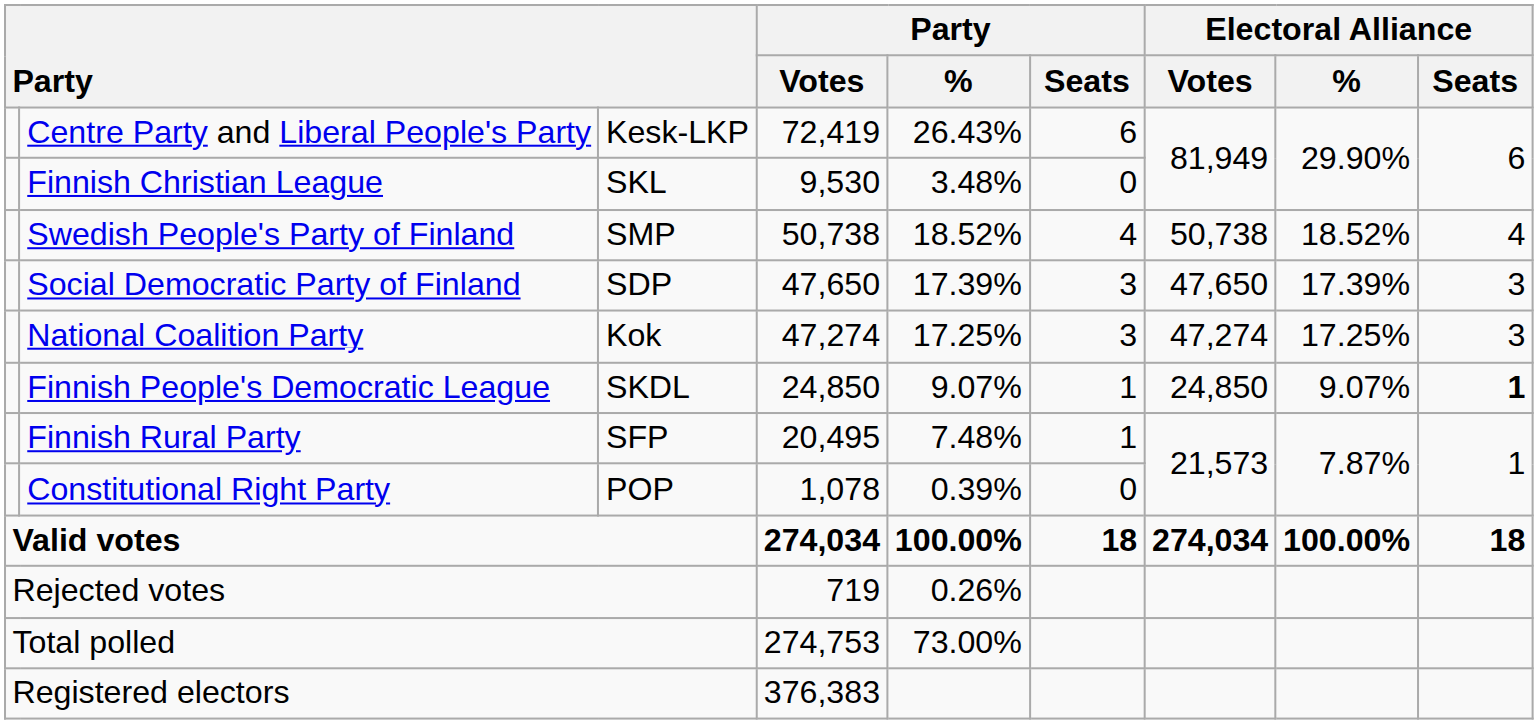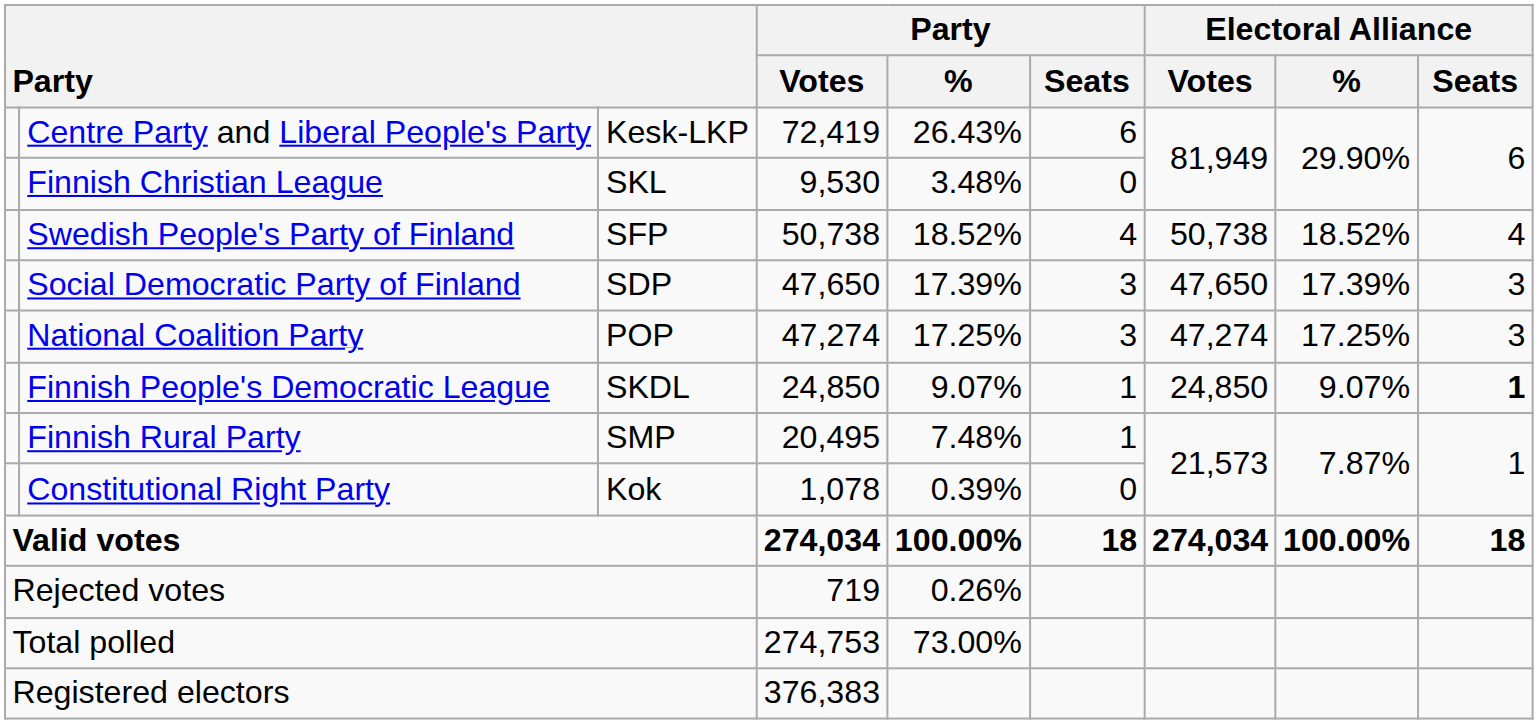(641, 234) SMP -> (637, 234) SFP
(634, 336) Kok -> (640, 336) POP
(637, 438) SFP -> (641, 438) SMP
(640, 489) POP -> (634, 489) Kok
